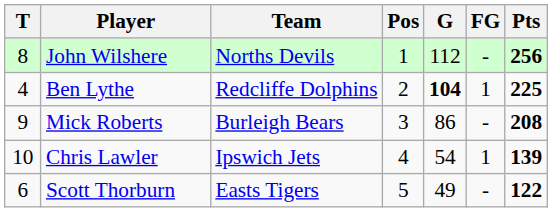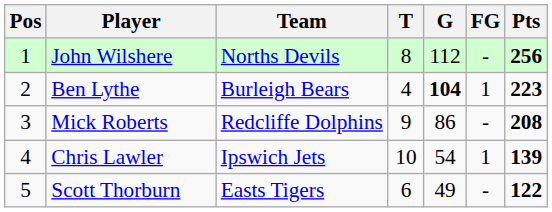columns swapped: (403, 21) <-> (23, 21)
(296, 88) Redcliffe Dolphins -> (285, 88) Burleigh Bears
(526, 88) 225 -> (526, 88) 223
(280, 122) Burleigh Bears -> (302, 122) Redcliffe Dolphins
